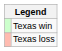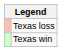rows swapped: (33, 26) <-> (34, 40)
